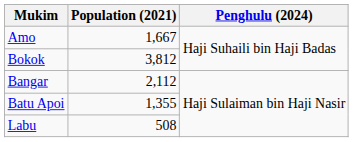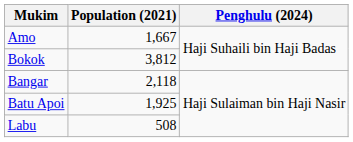(161, 81) 2,112 -> (161, 81) 2,118
(161, 103) 1,355 -> (161, 103) 1,925
